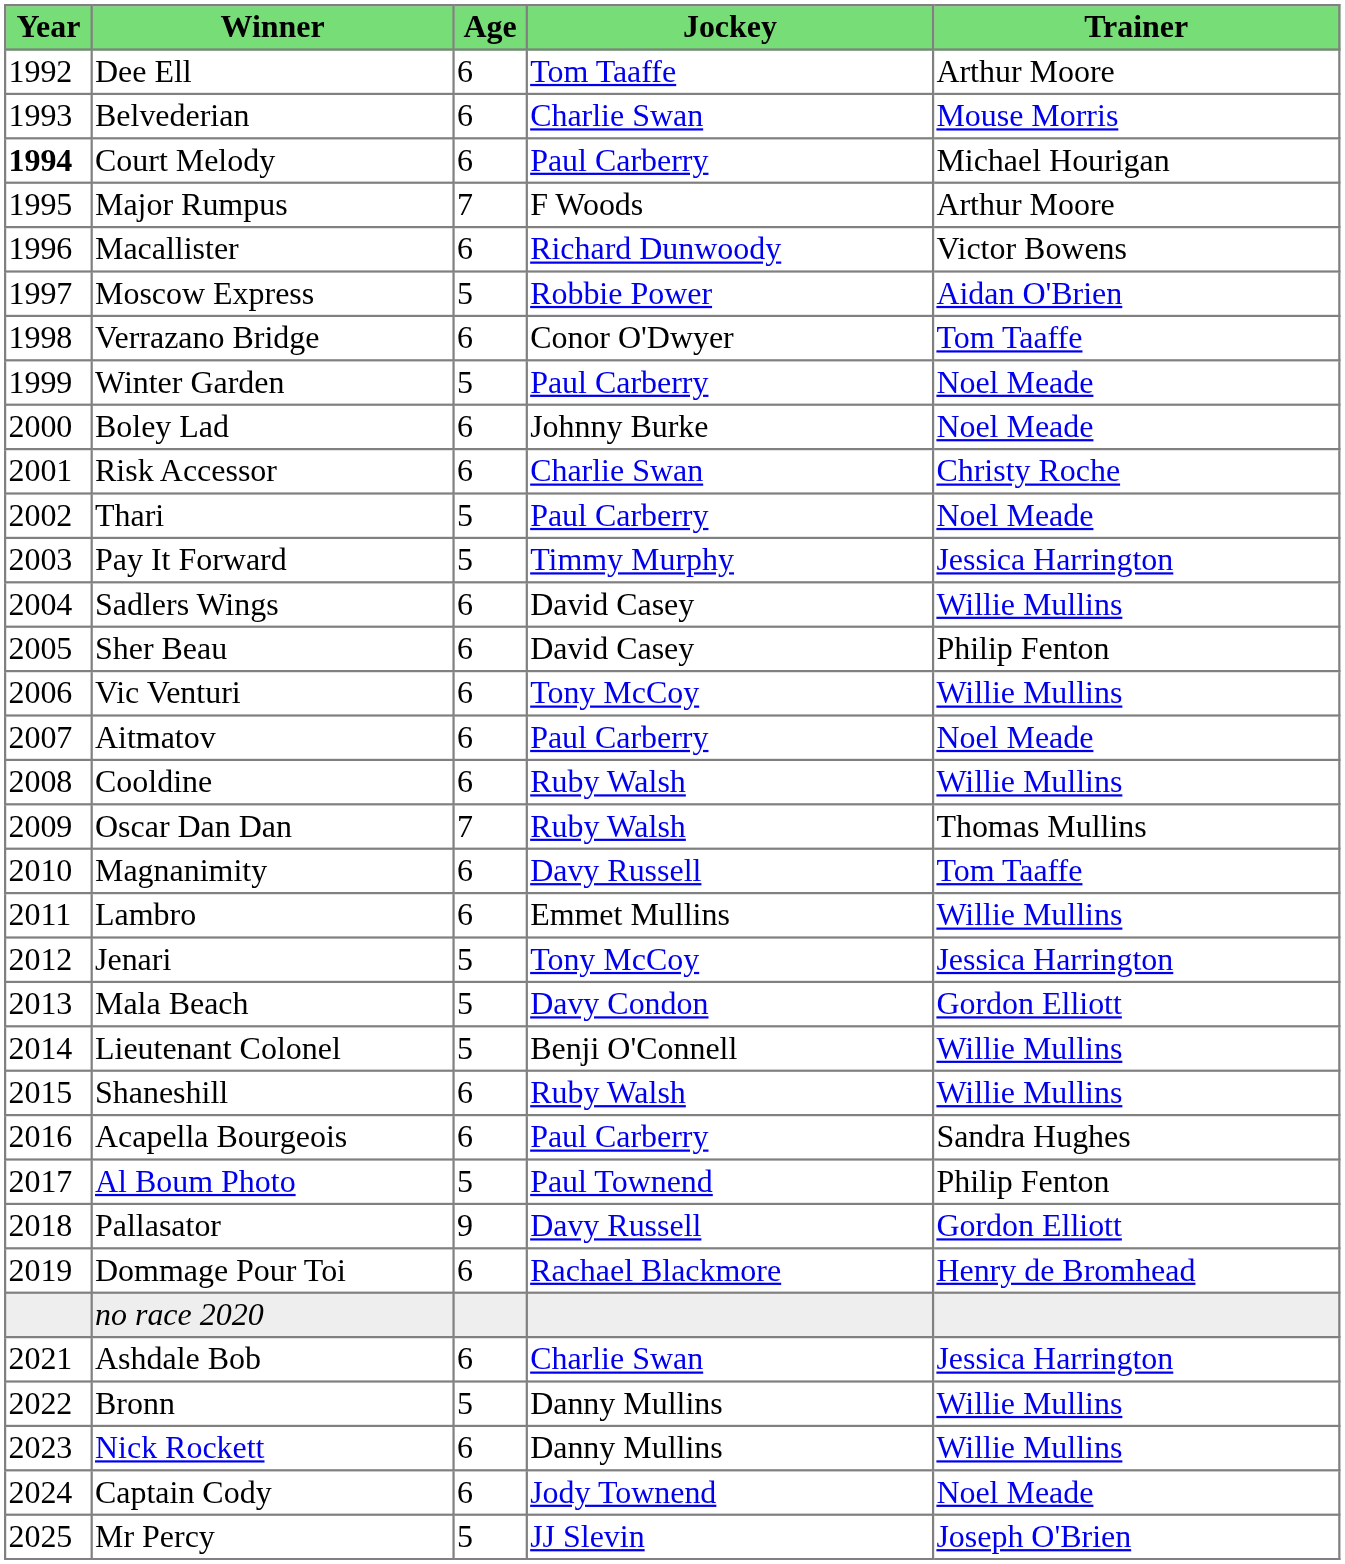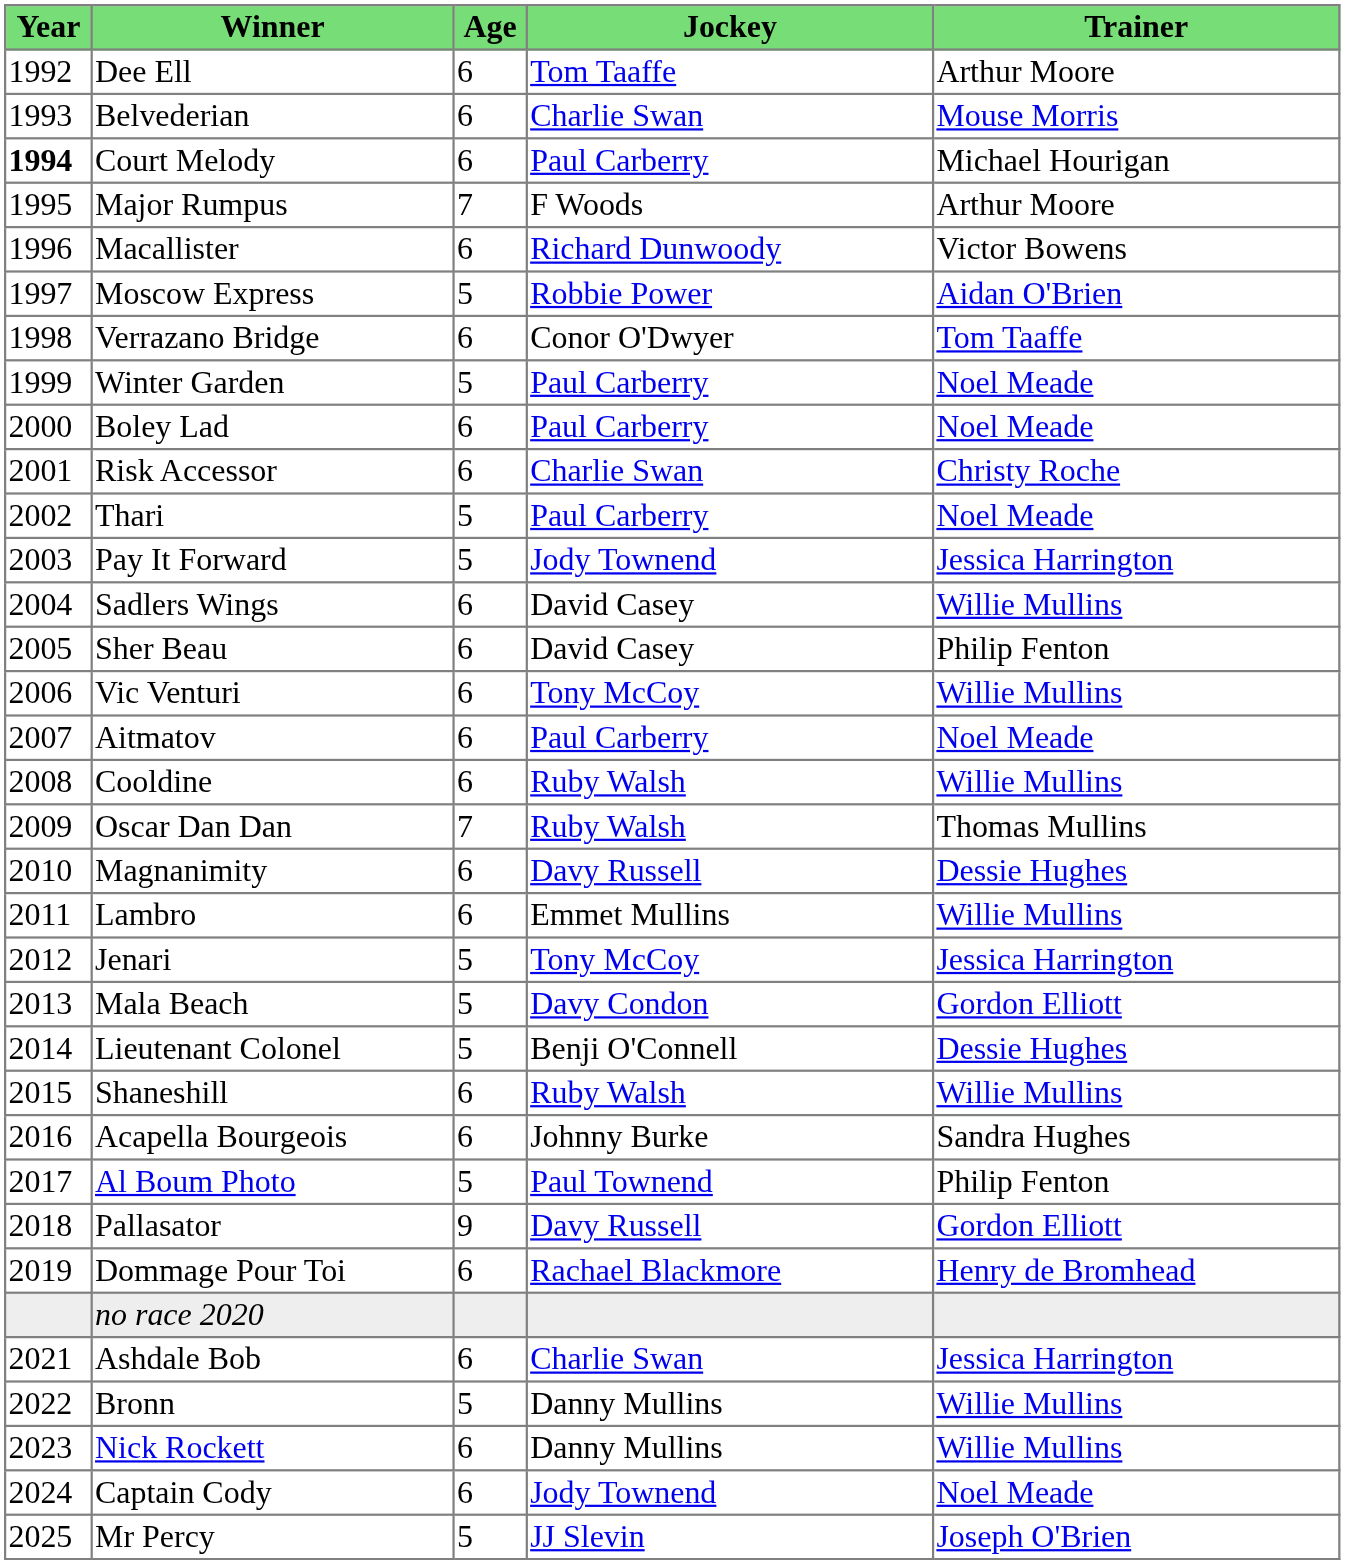(619, 426) Johnny Burke -> (619, 426) Paul Carberry
(632, 559) Timmy Murphy -> (623, 559) Jody Townend
(1009, 870) Tom Taaffe -> (1032, 870) Dessie Hughes
(1029, 1047) Willie Mullins -> (1032, 1047) Dessie Hughes
(619, 1136) Paul Carberry -> (619, 1136) Johnny Burke
